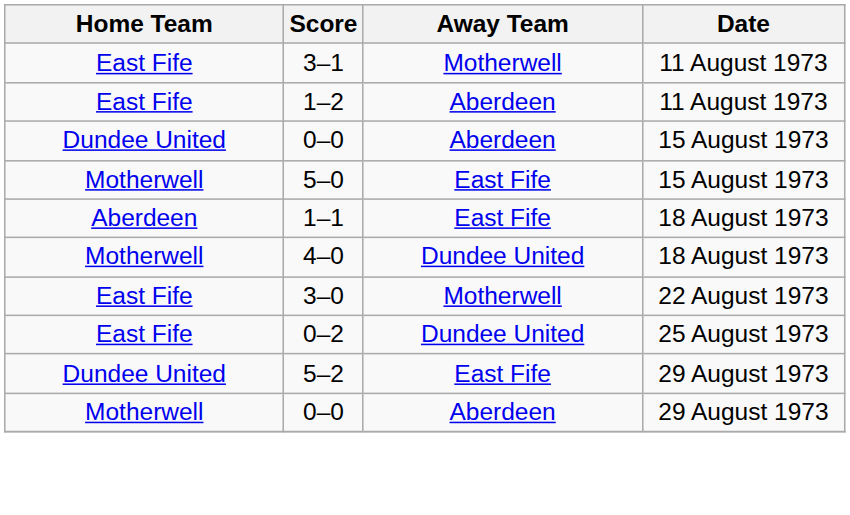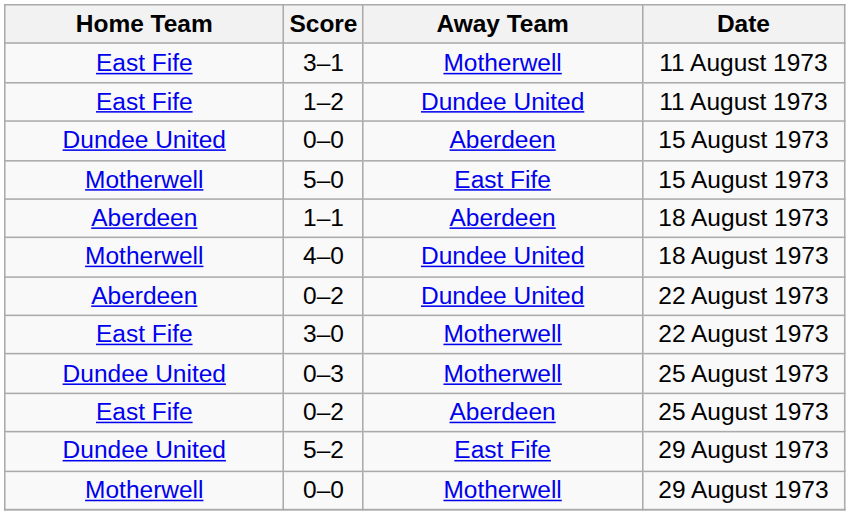(503, 101) Aberdeen -> (503, 101) Dundee United
(503, 218) East Fife -> (503, 218) Aberdeen
+ row: (323, 295)
+ row: (323, 373)
(503, 334) Dundee United -> (503, 412) Aberdeen
(503, 412) Aberdeen -> (503, 489) Motherwell
